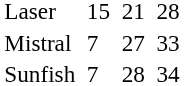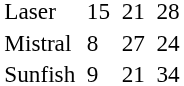(93, 43) 7 -> (93, 43) 8
(168, 43) 33 -> (168, 43) 24
(93, 74) 7 -> (93, 74) 9
(133, 74) 28 -> (133, 74) 21
